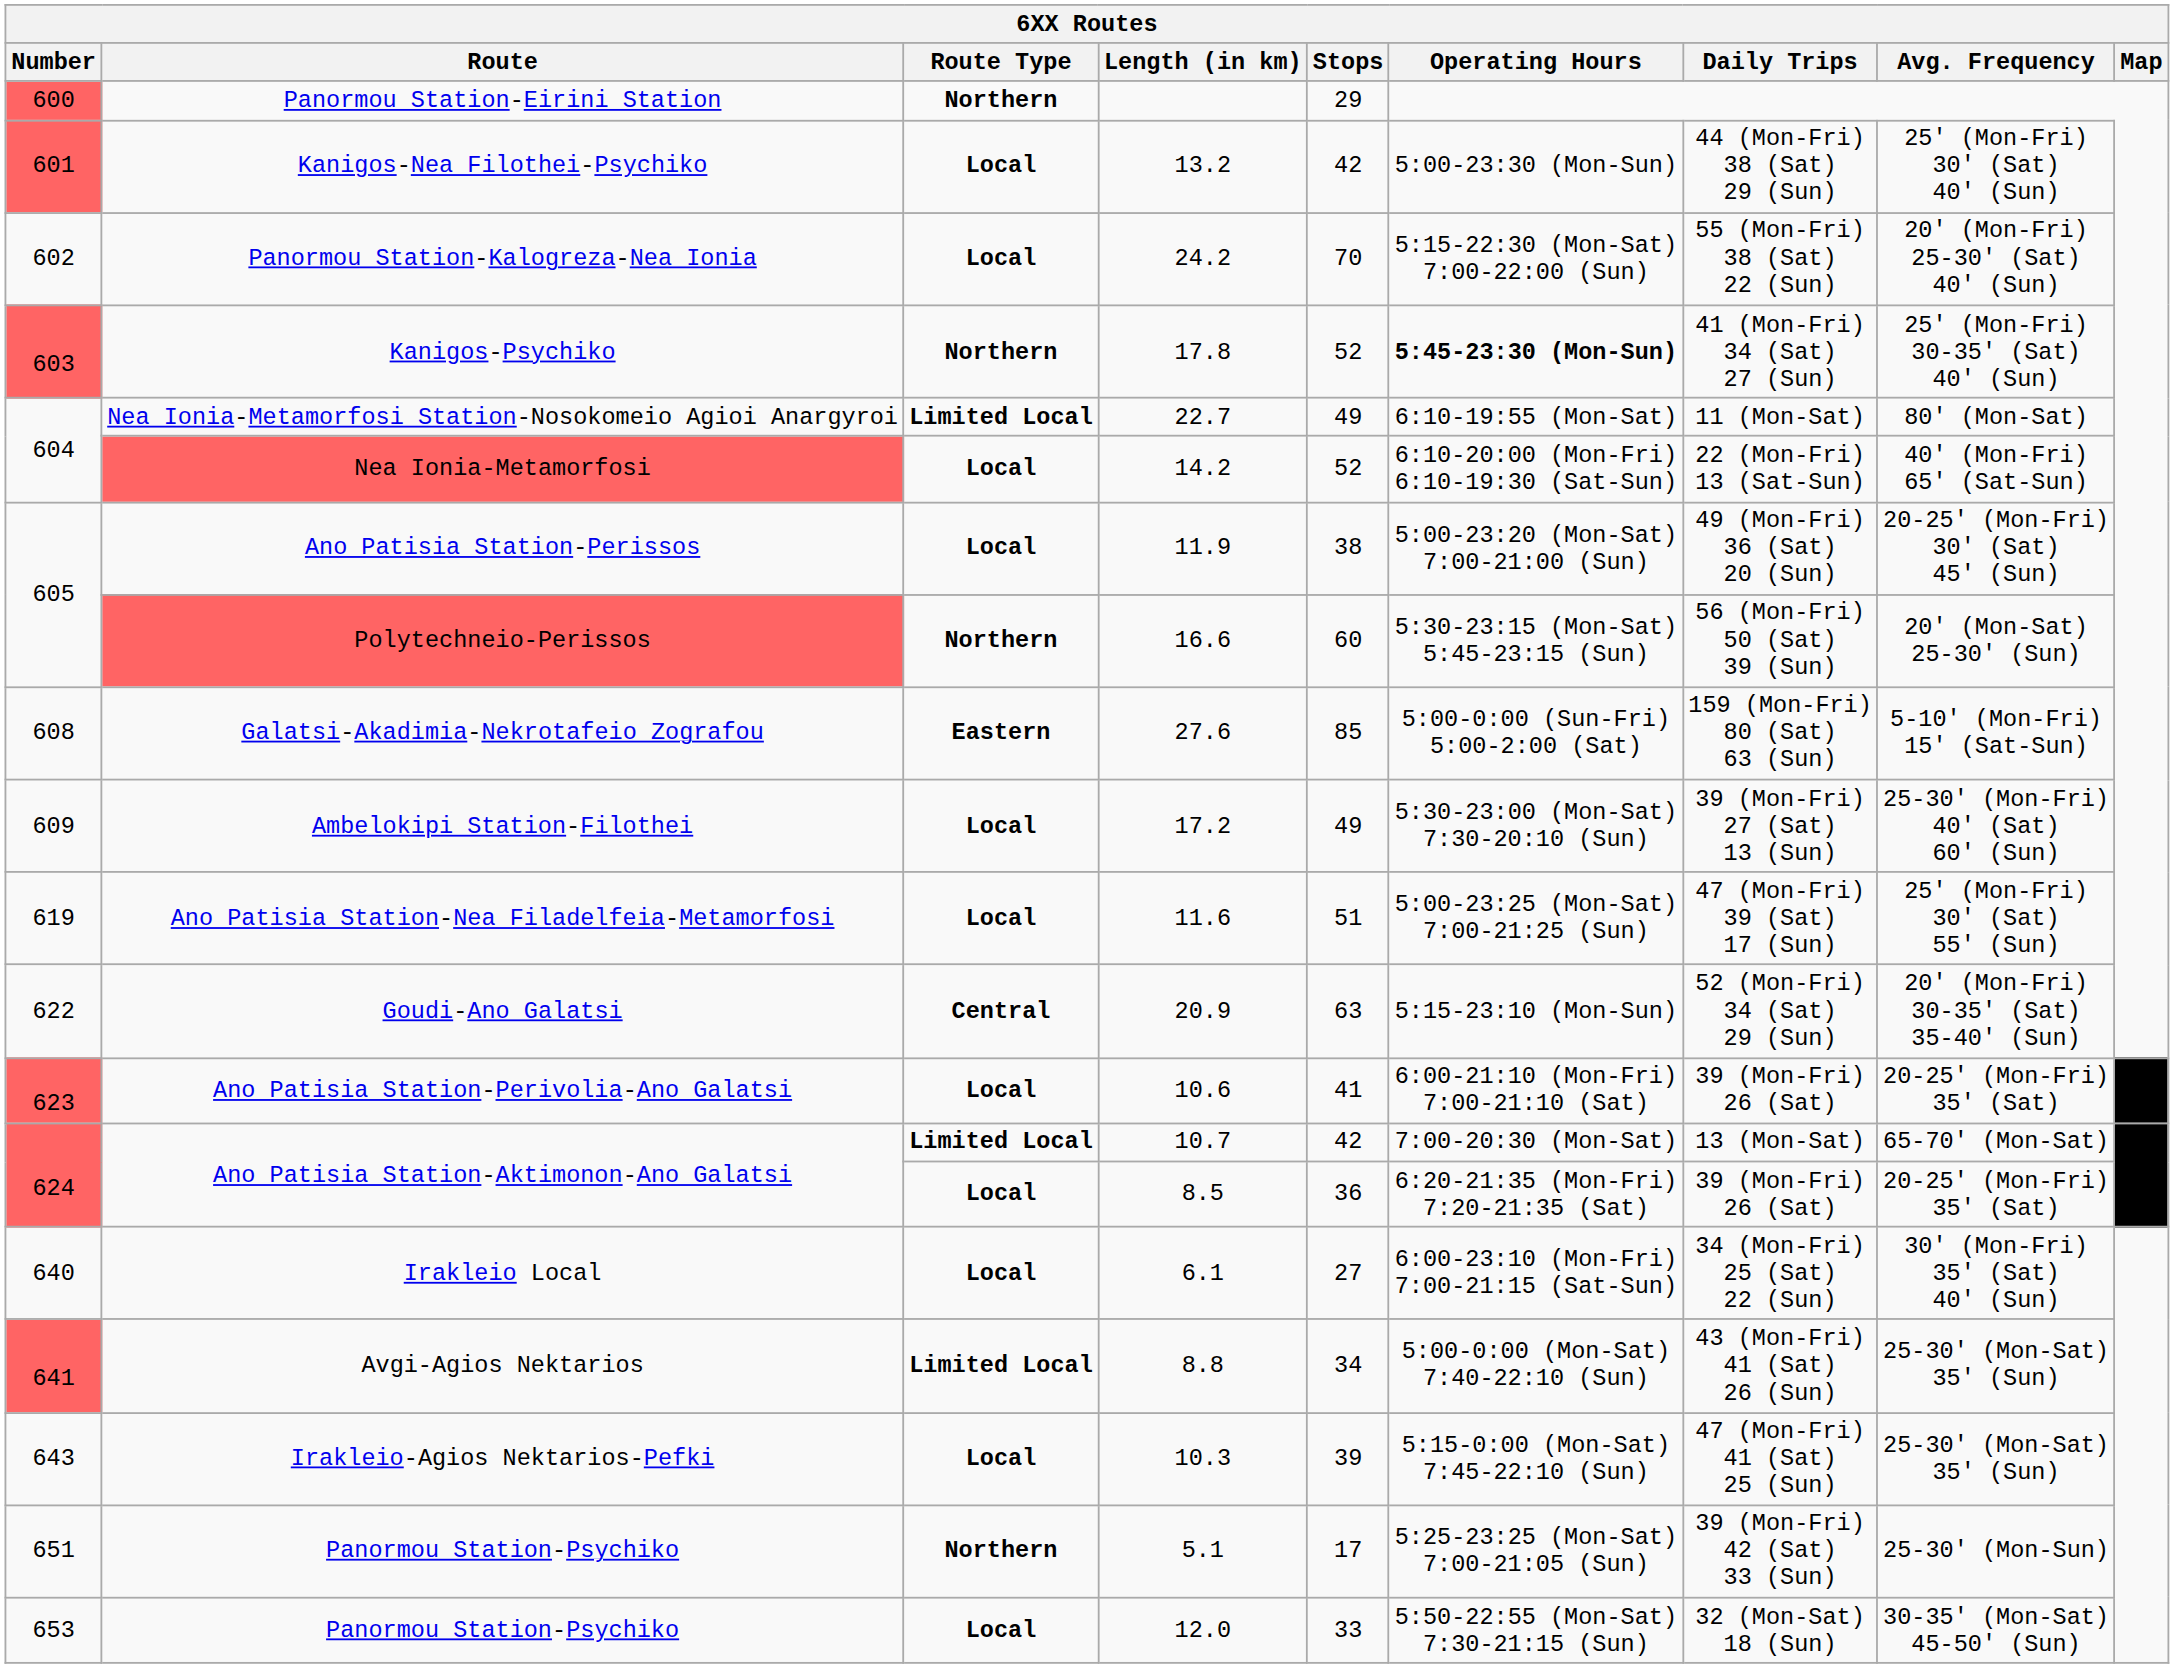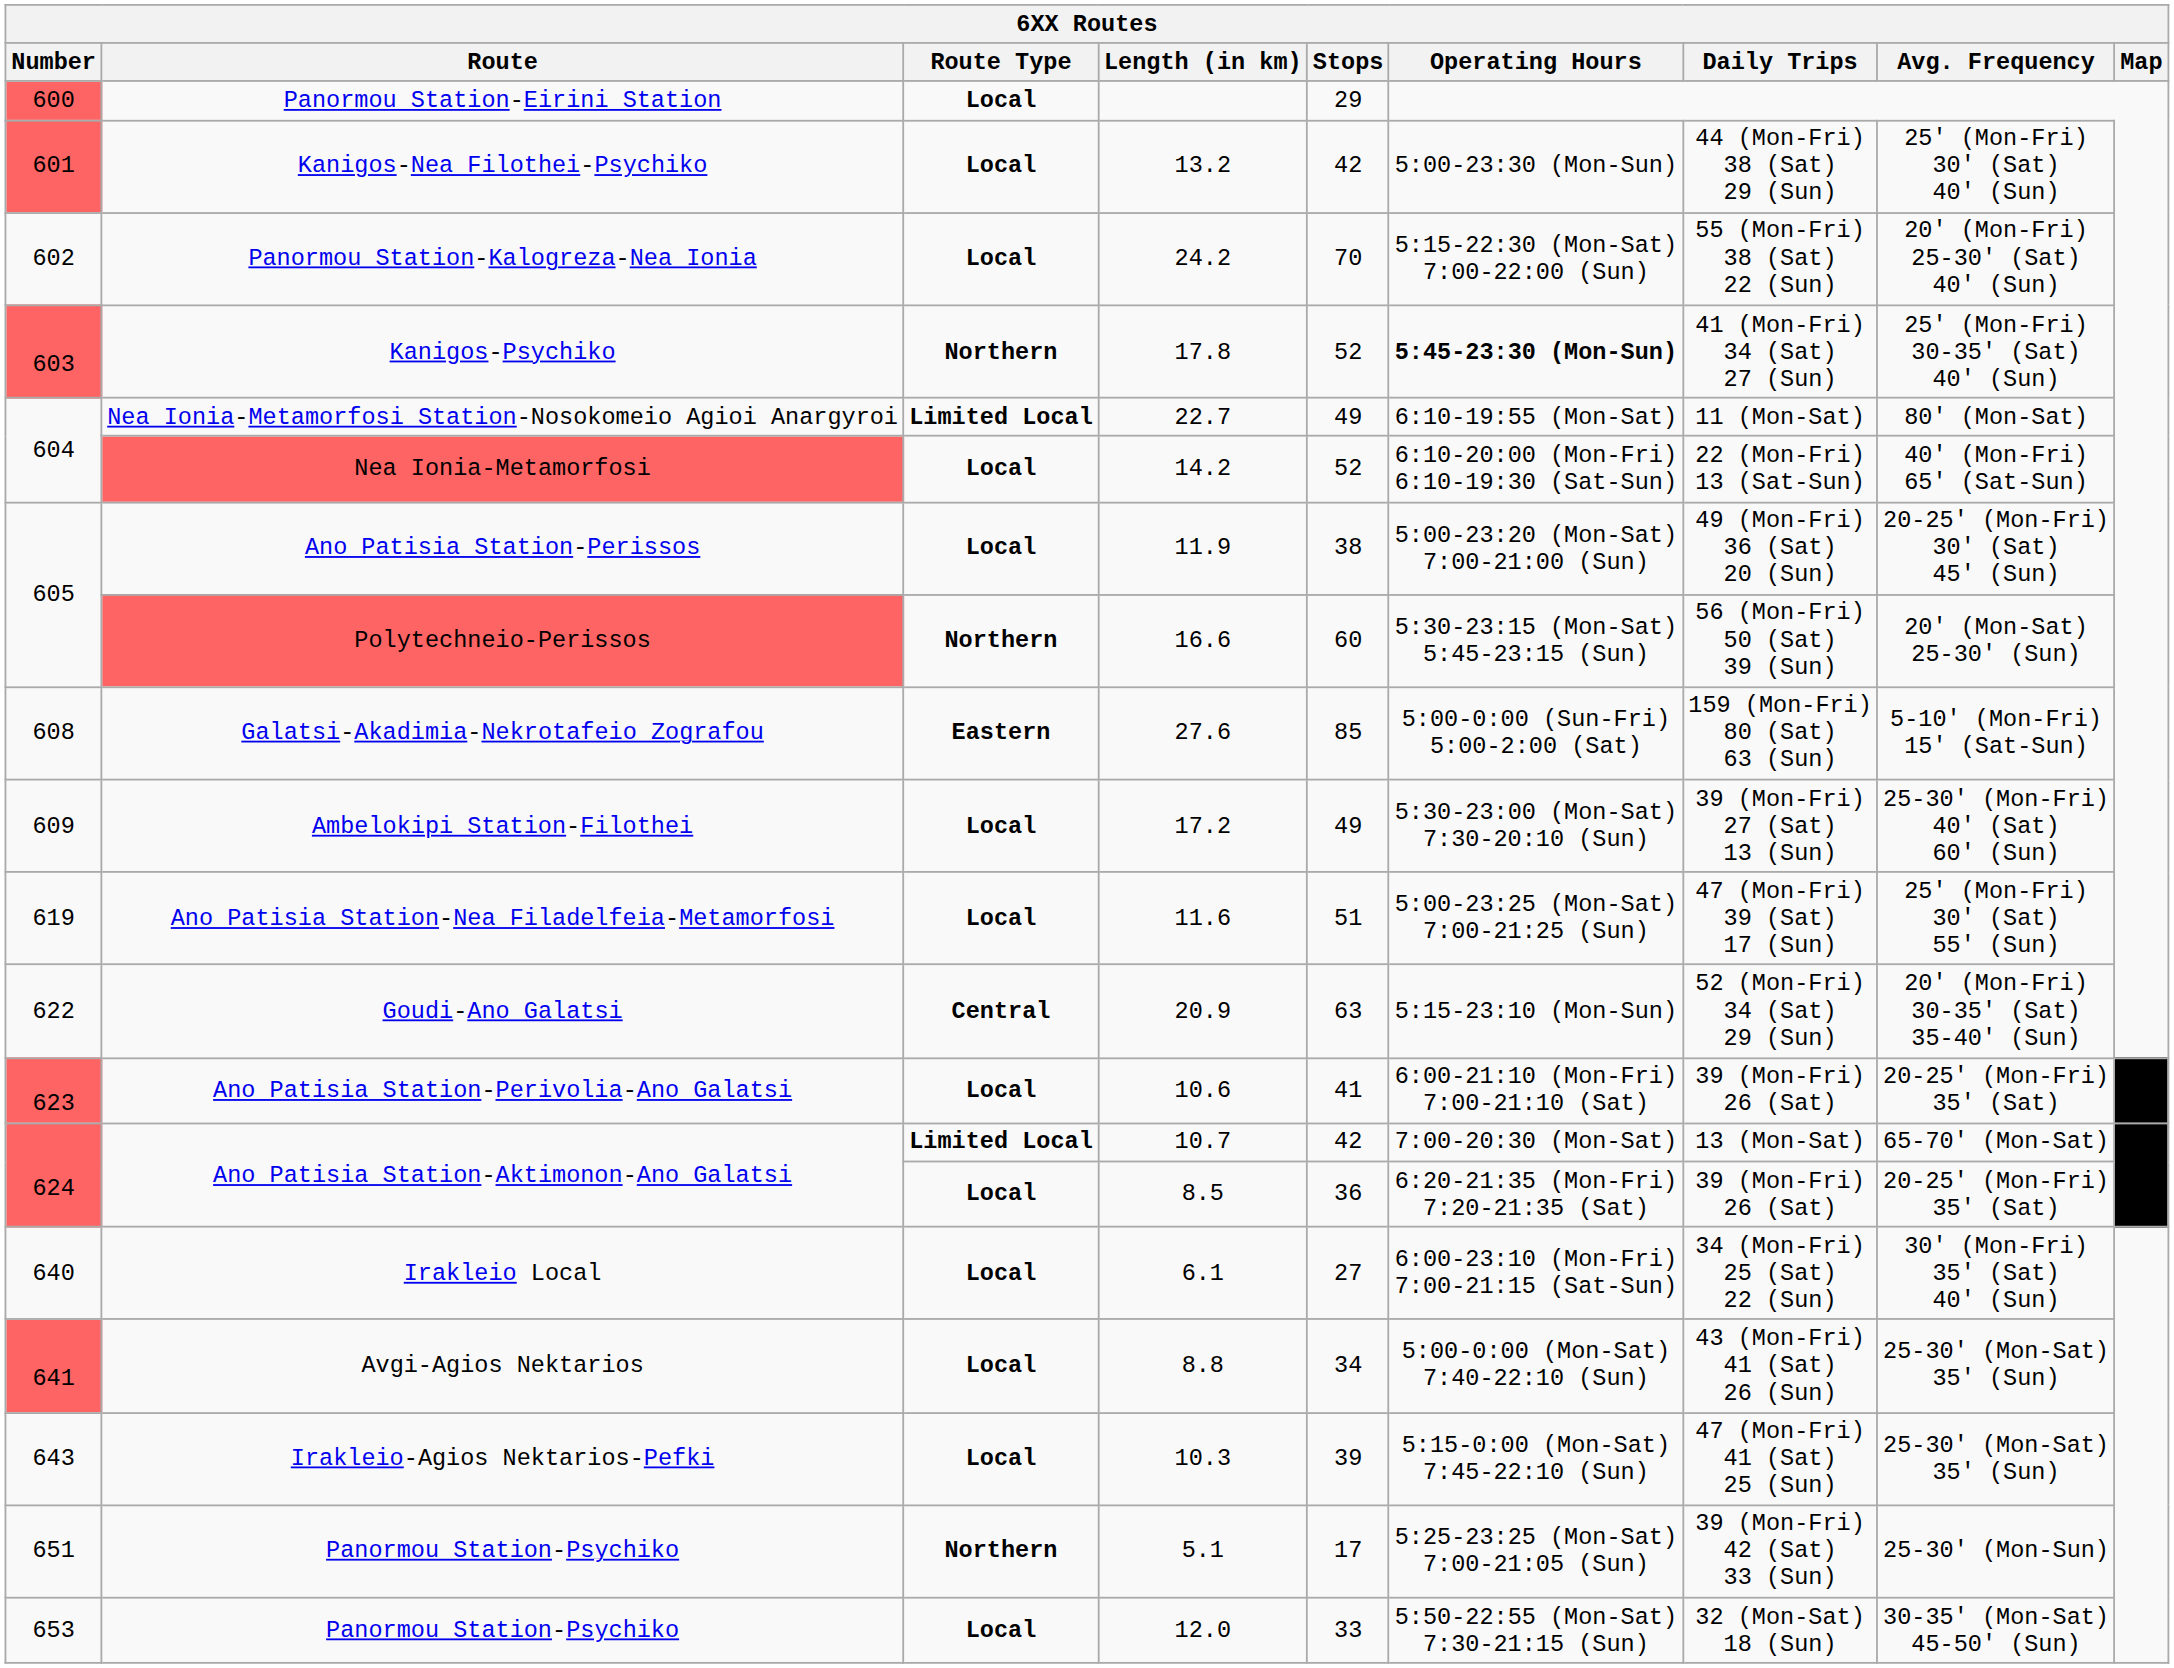(1001, 101) Northern -> (1001, 101) Local
(1001, 1366) Limited Local -> (1001, 1366) Local
